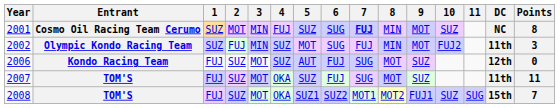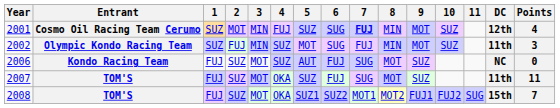(500, 29) NC -> (500, 29) 12th
(535, 29) 8 -> (535, 29) 4
(449, 45) FUJ2 -> (449, 45) SUZ
(500, 62) 12th -> (500, 62) NC
(449, 95) SUZ -> (449, 95) FUJ2
